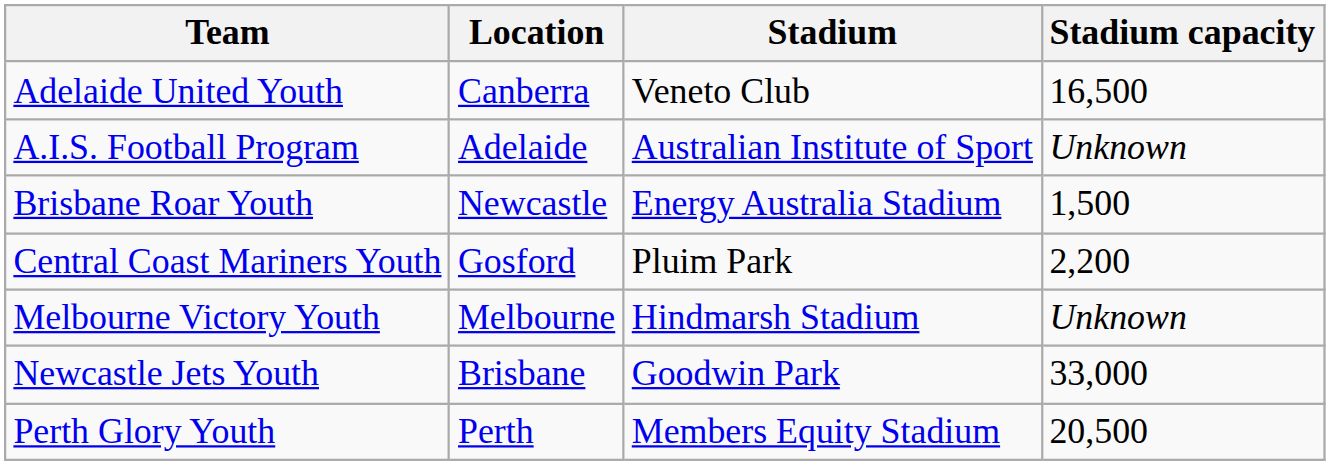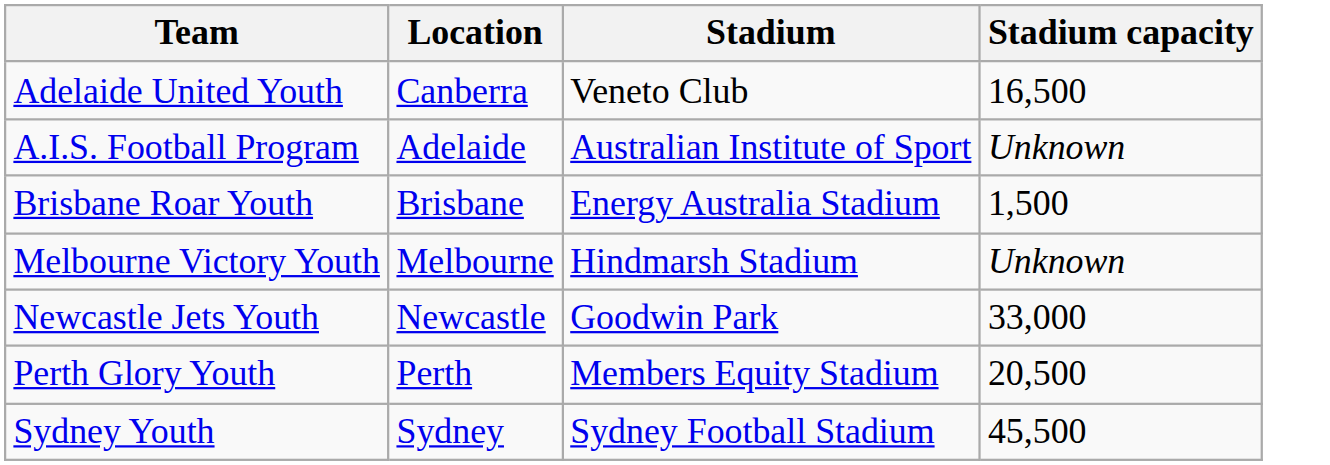(533, 203) Newcastle -> (460, 203) Brisbane
- row: (227, 260)
(522, 373) Brisbane -> (471, 317) Newcastle
+ row: (114, 430)
